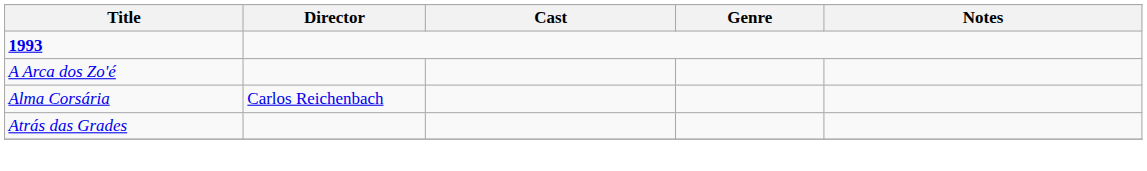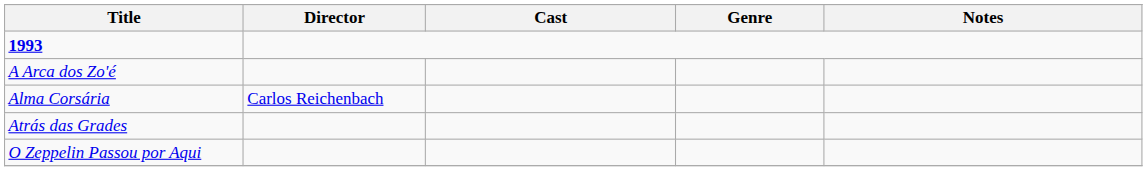+ row: (105, 152)
